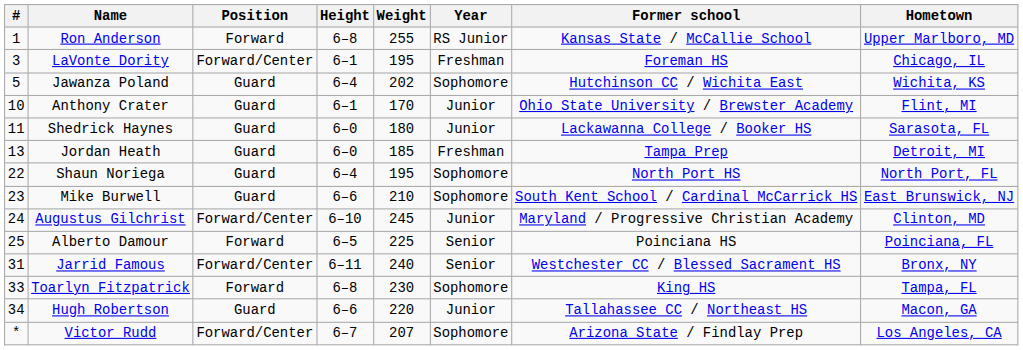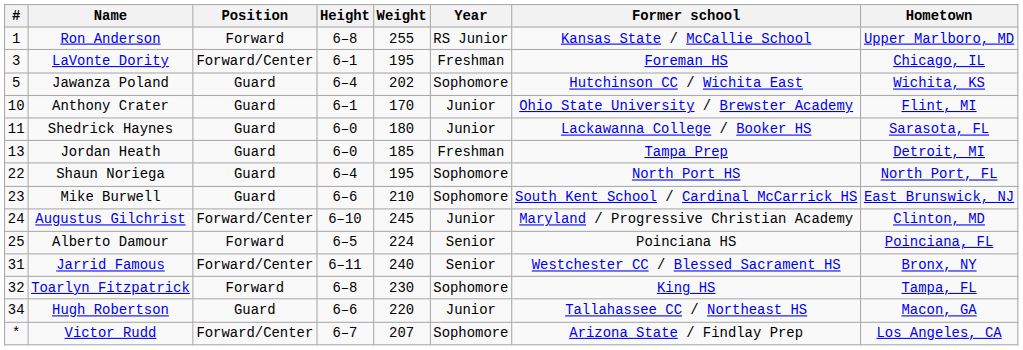(402, 243) 225 -> (402, 243) 224
(16, 288) 33 -> (16, 288) 32
